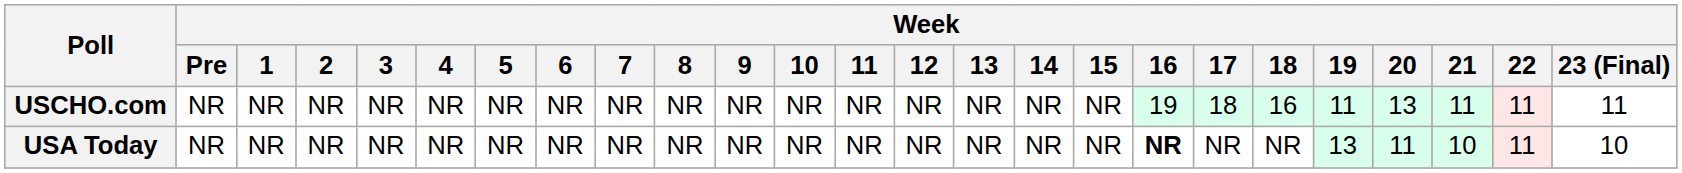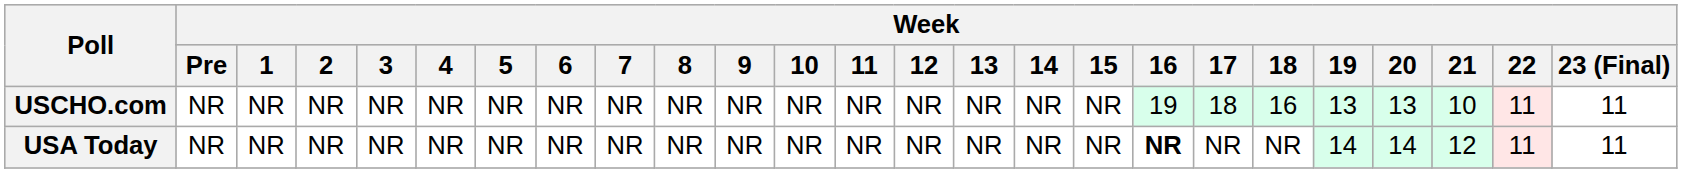(1343, 106) 11 -> (1343, 106) 13
(1462, 106) 11 -> (1462, 106) 10
(1343, 146) 13 -> (1343, 146) 14
(1402, 146) 11 -> (1402, 146) 14
(1462, 146) 10 -> (1462, 146) 12
(1614, 146) 10 -> (1614, 146) 11
